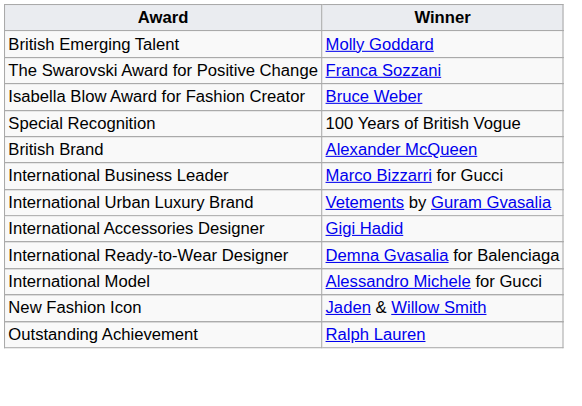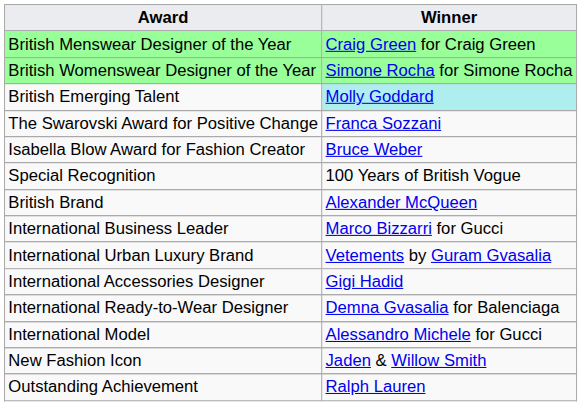+ row: (150, 44)
+ row: (162, 70)
(380, 44) no background -> (380, 96) paleturquoise background
